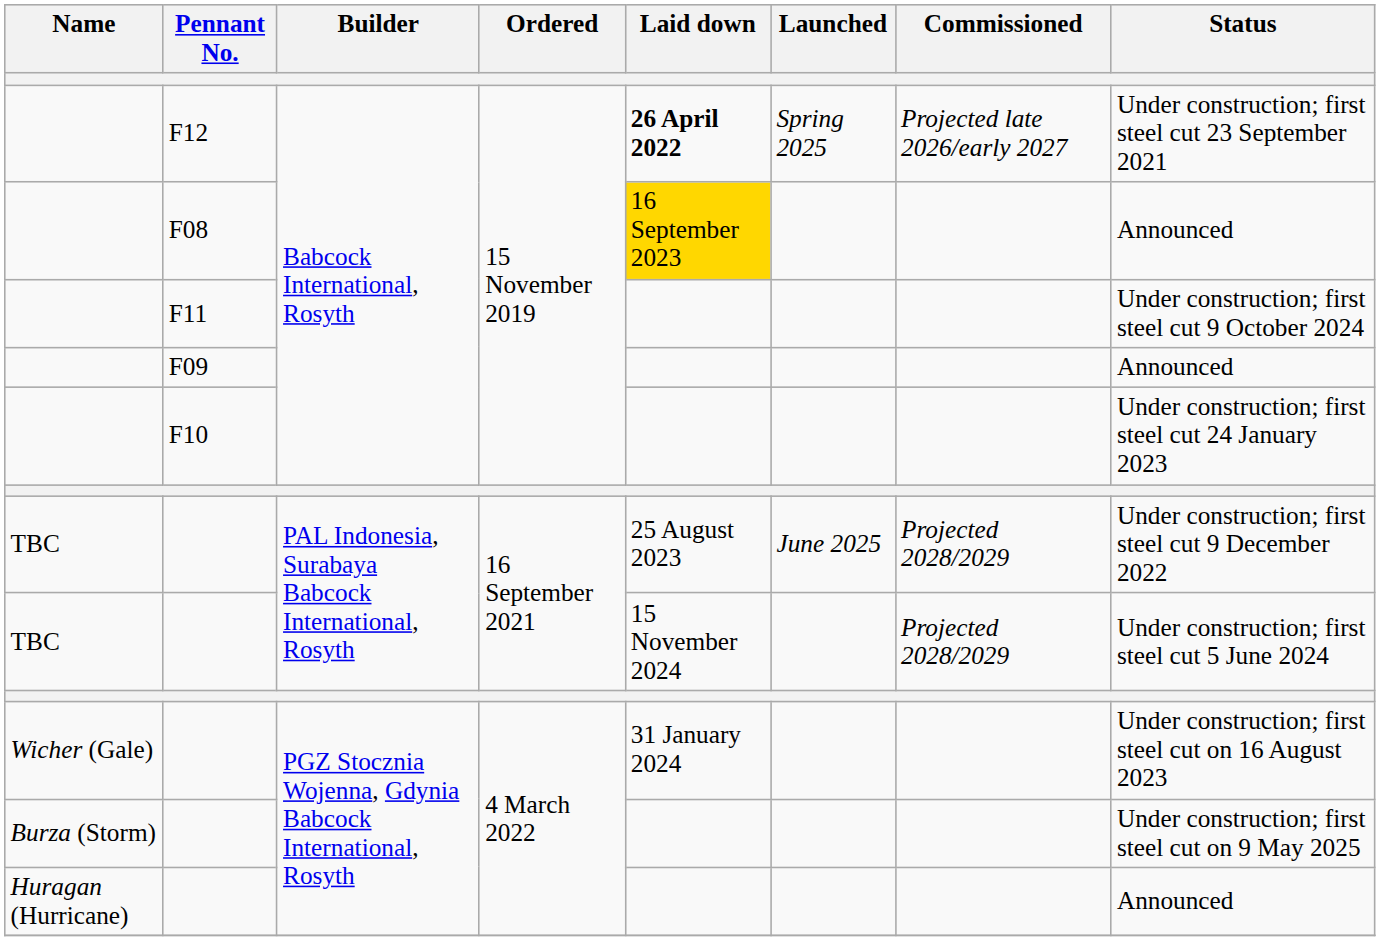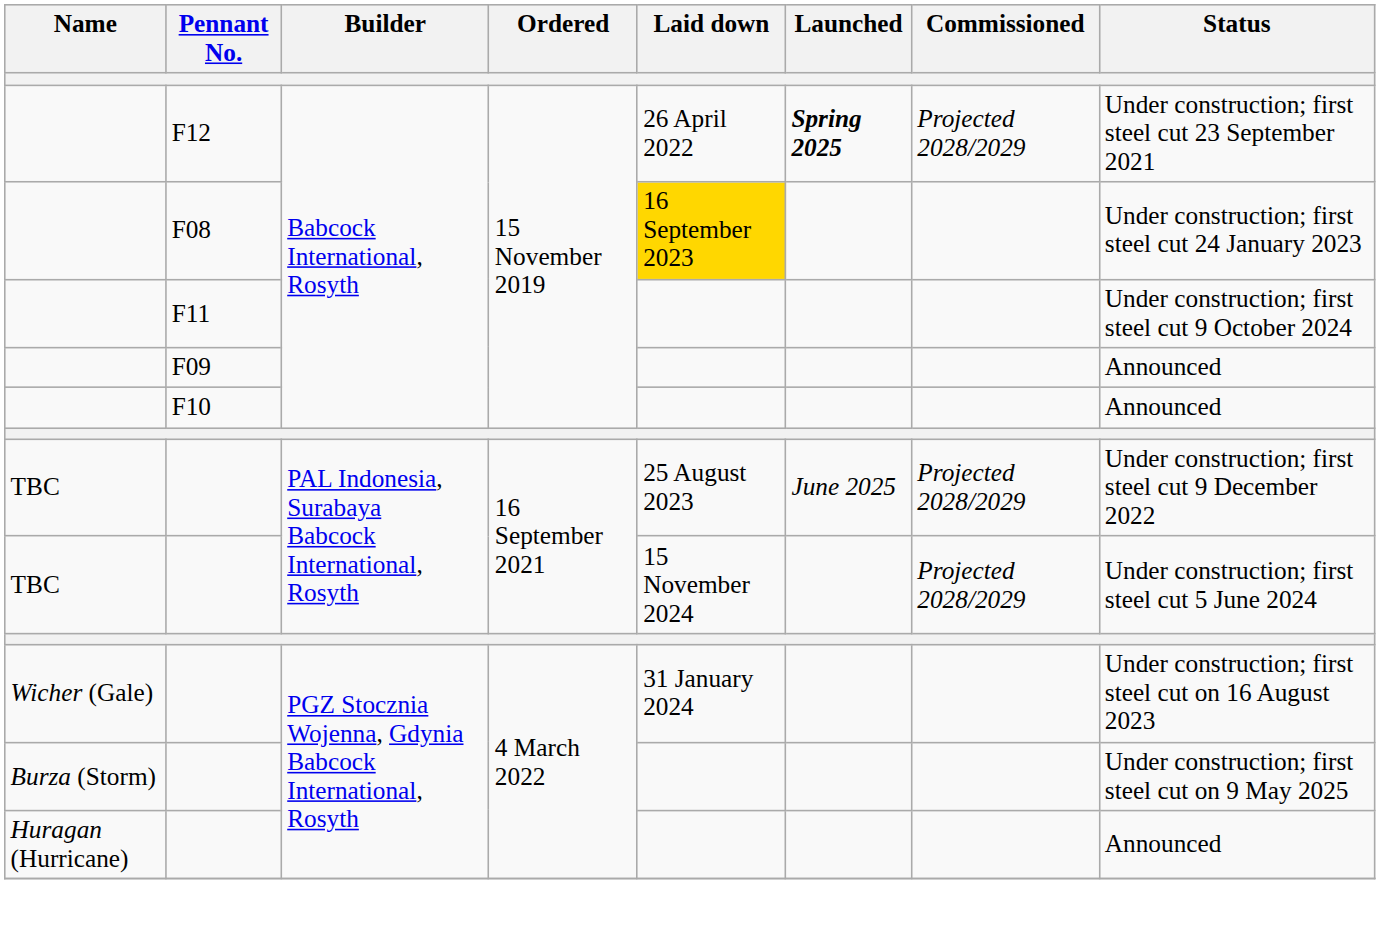(675, 133) bold -> (685, 133) normal
(810, 133) normal -> (827, 133) bold
(984, 133) Projected late 2026/early 2027 -> (971, 133) Projected 2028/2029
(1175, 230) Announced -> (1233, 230) Under construction; first steel cut 24 January 2023
(1241, 435) Under construction; first steel cut 24 January 2023 -> (1163, 407) Announced
